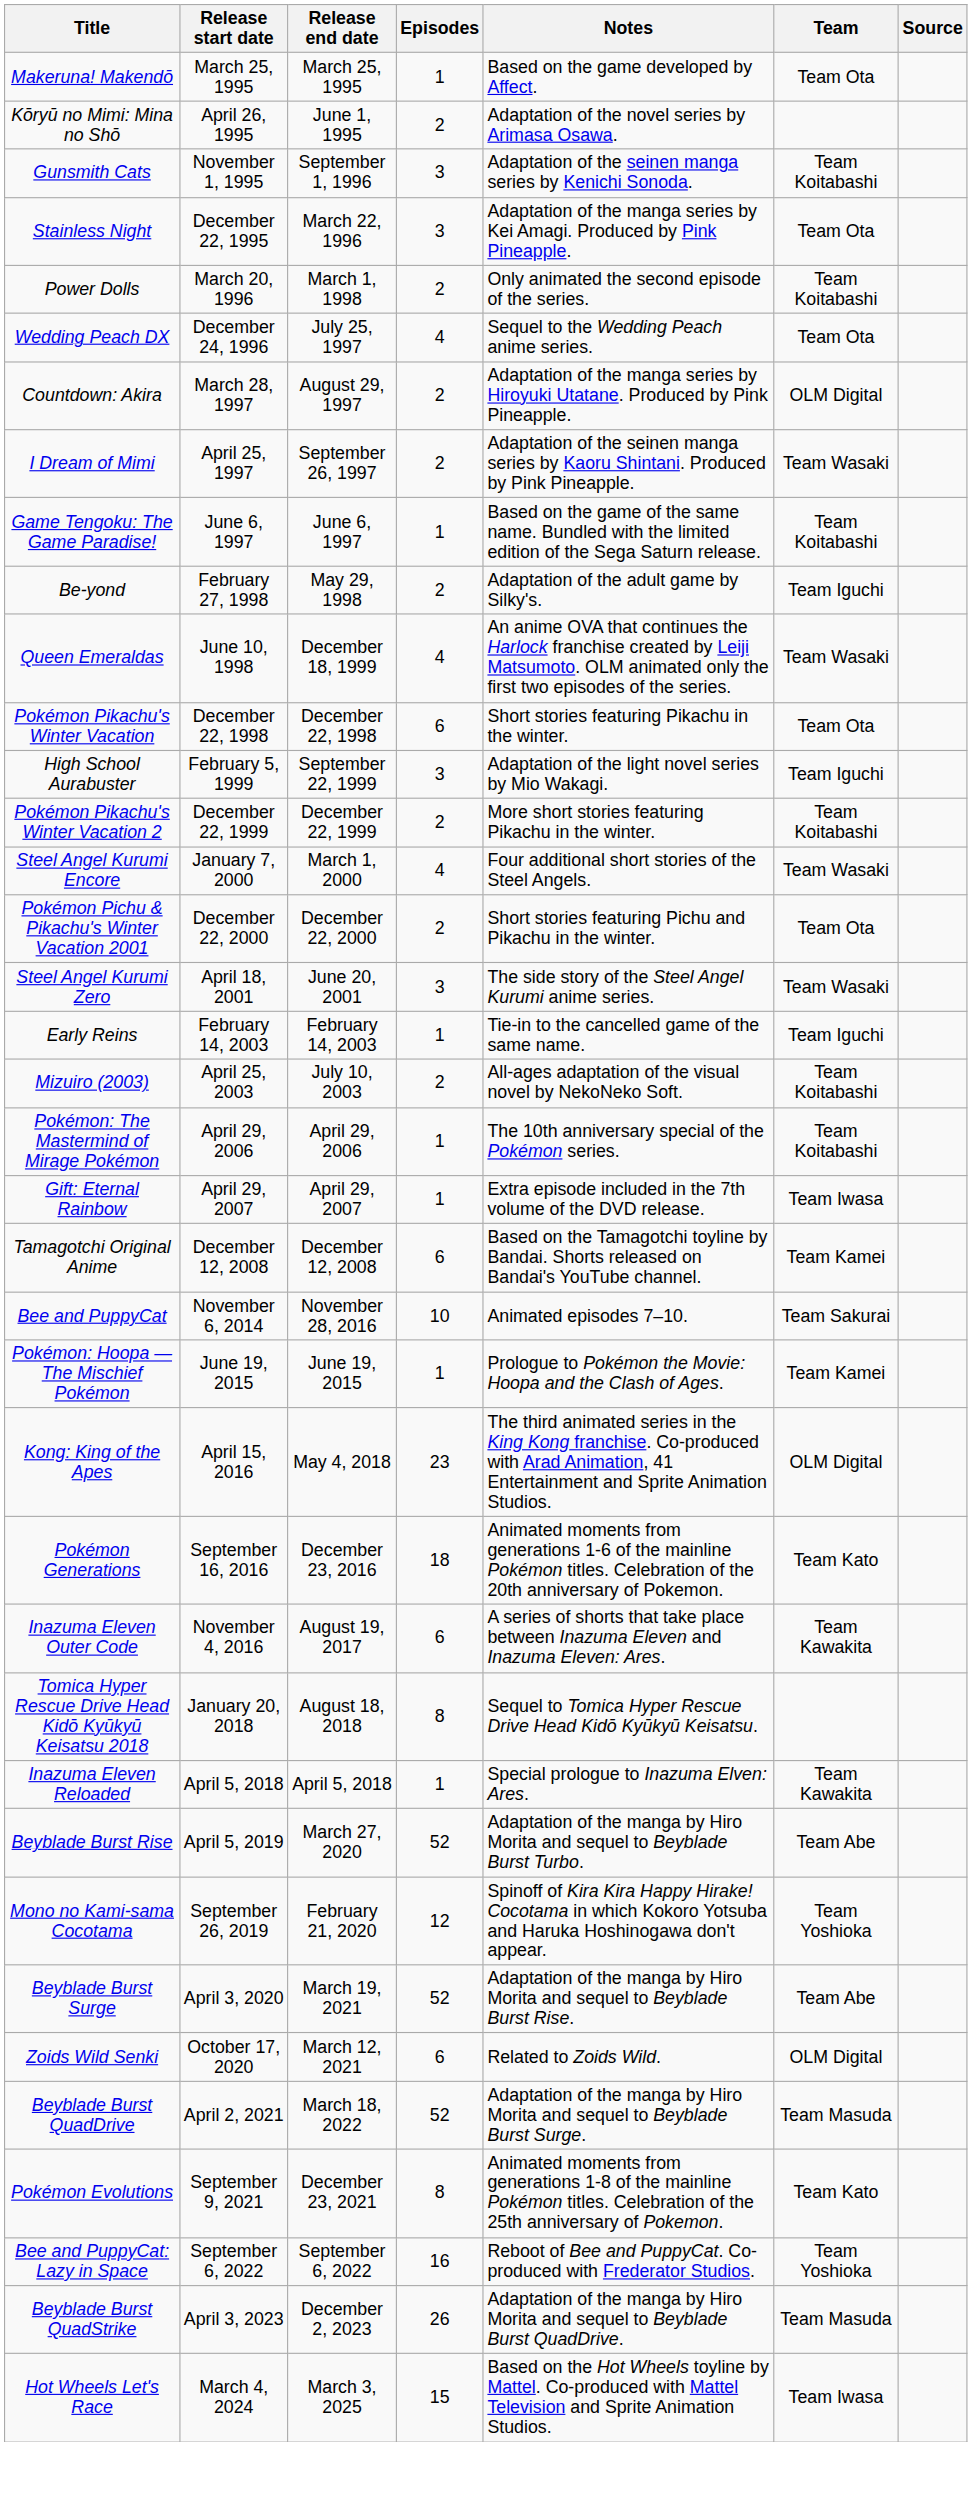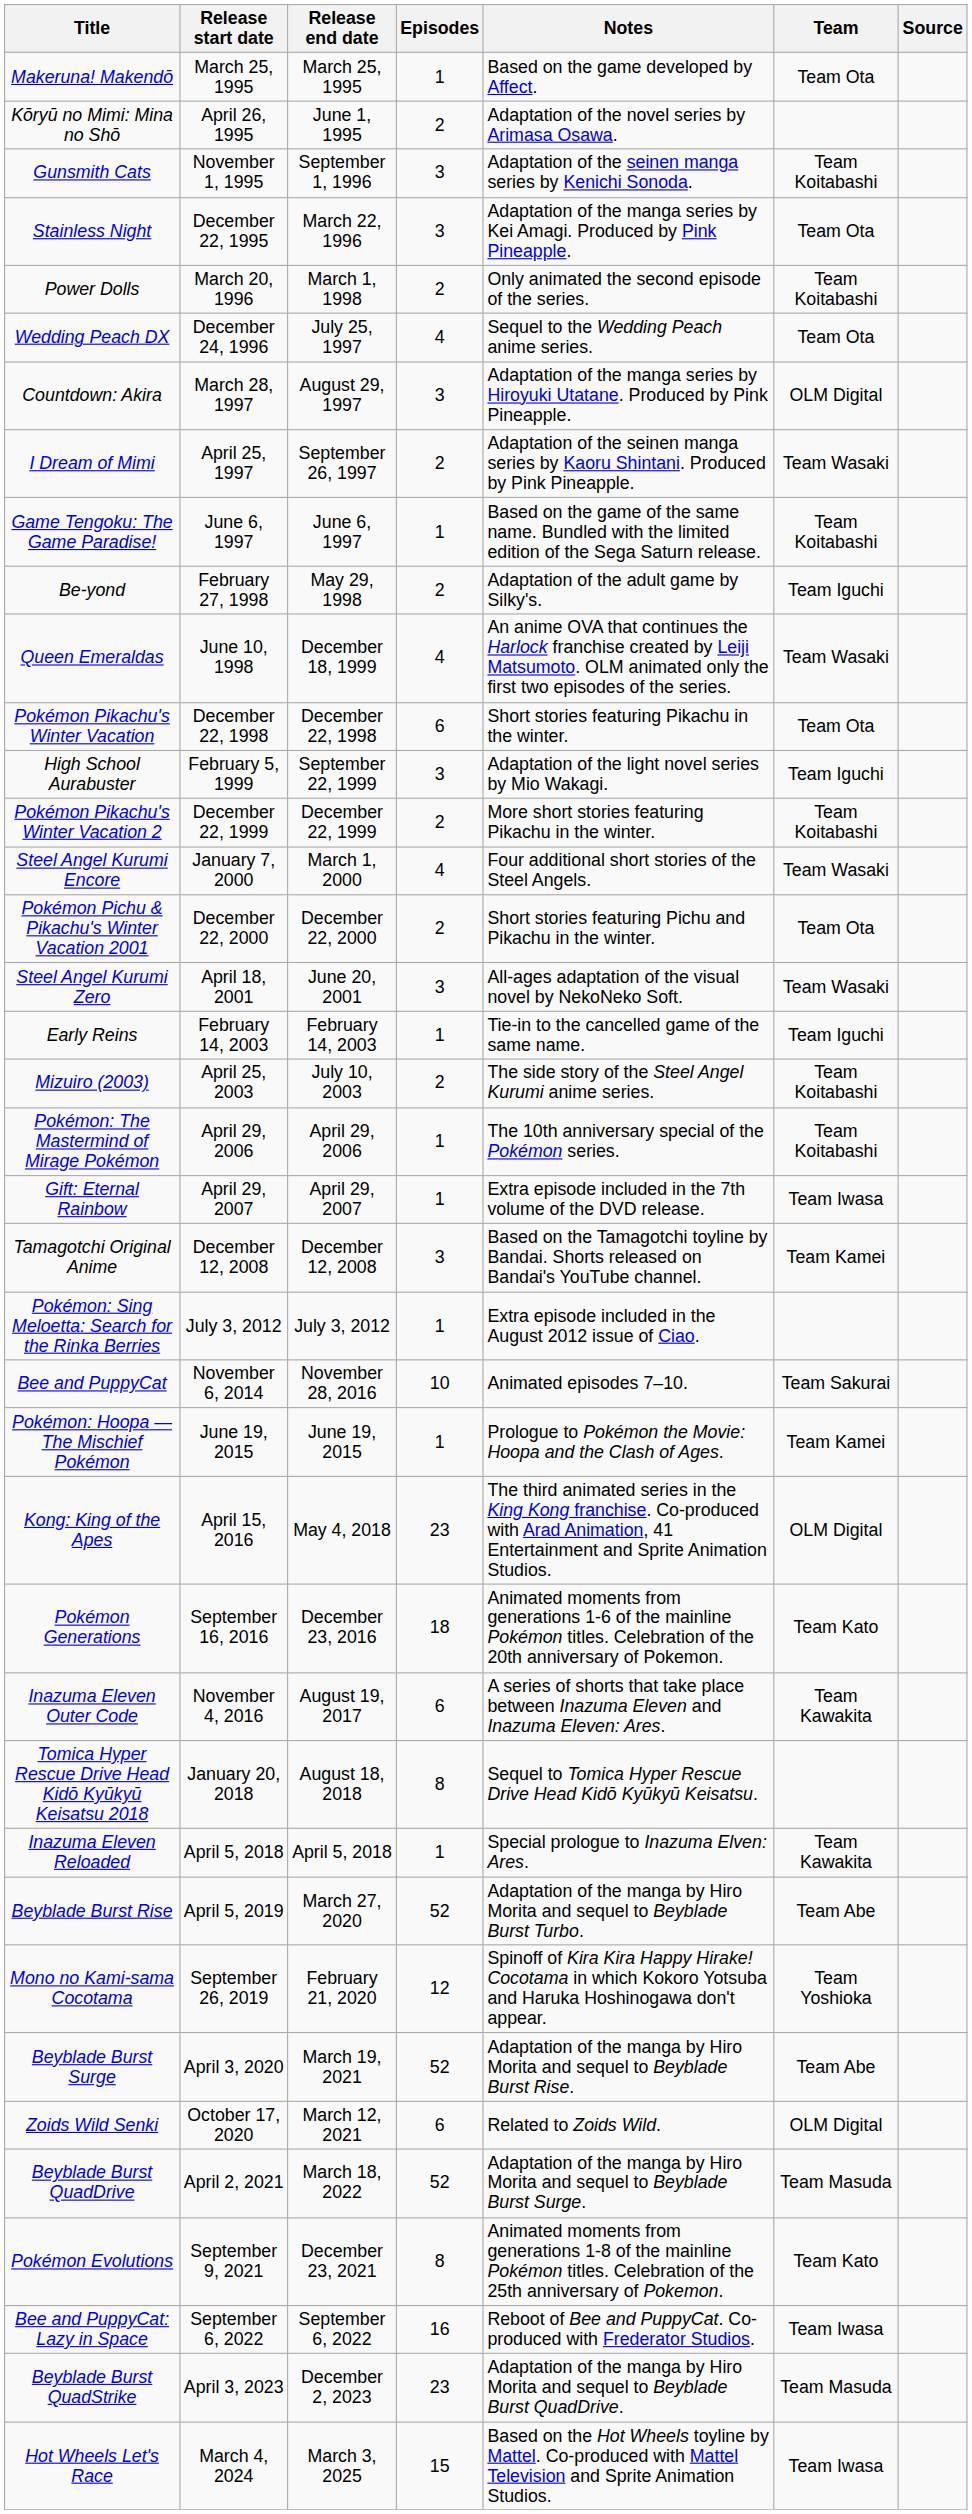(440, 395) 2 -> (440, 395) 3
(615, 986) The side story of the Steel Angel Kurumi anime series. -> (613, 986) All-ages adaptation of the visual novel by NekoNeko Soft.
(613, 1083) All-ages adaptation of the visual novel by NekoNeko Soft. -> (615, 1083) The side story of the Steel Angel Kurumi anime series.
(440, 1257) 6 -> (440, 1257) 3
+ row: (92, 1325)
(836, 2261) Team Yoshioka -> (836, 2329) Team Iwasa
(440, 2319) 26 -> (440, 2387) 23
